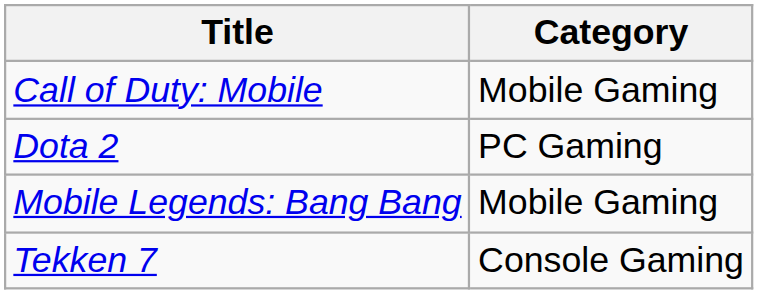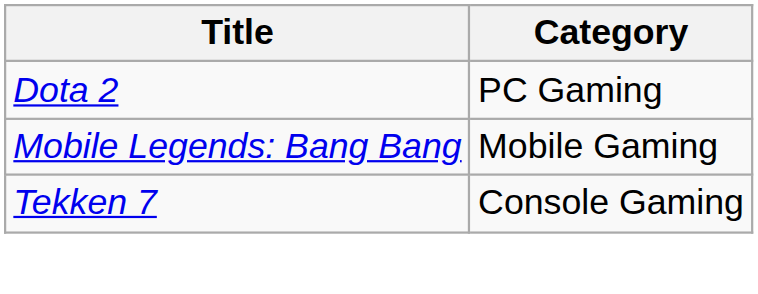- row: (168, 89)
